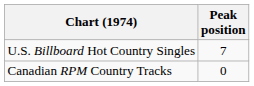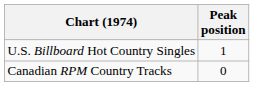(223, 50) 7 -> (223, 50) 1
